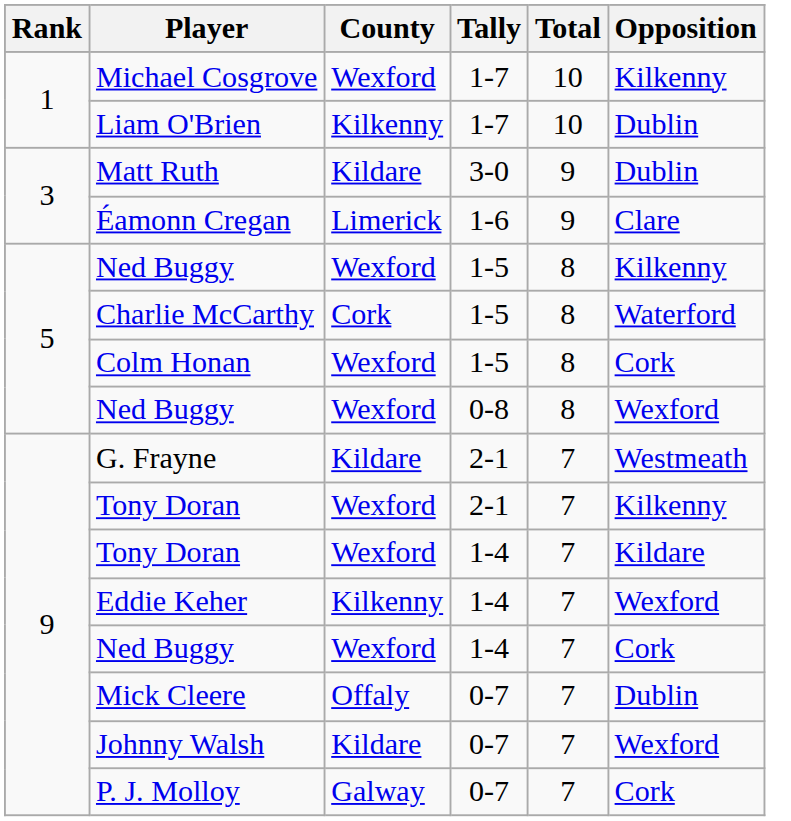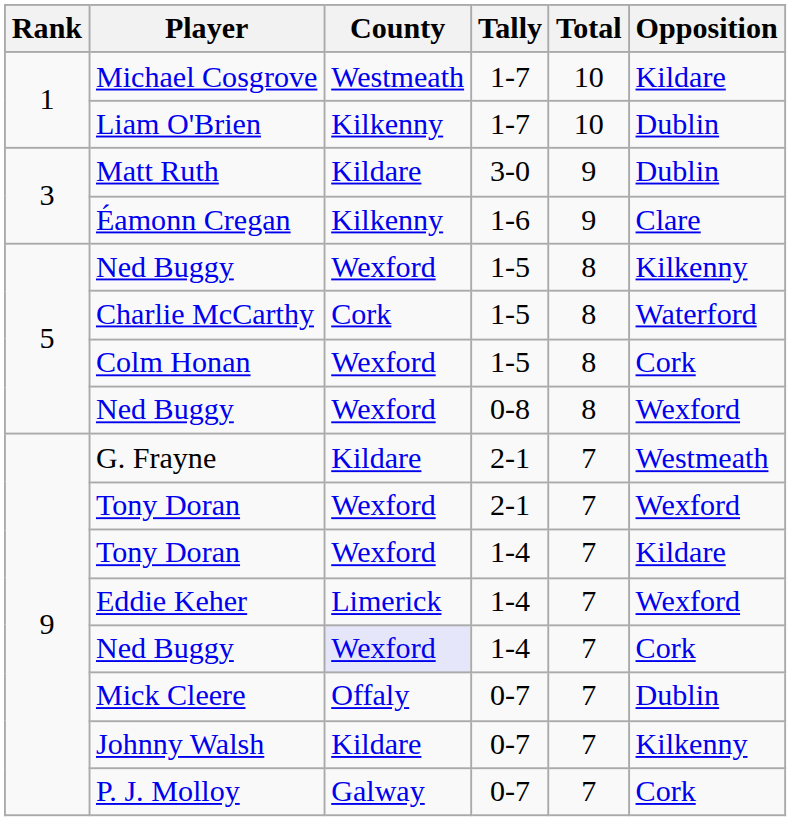(383, 76) Wexford -> (398, 76) Westmeath
(671, 76) Kilkenny -> (681, 76) Kildare
(386, 219) Limerick -> (387, 219) Kilkenny
(671, 505) Kilkenny -> (688, 505) Wexford
(387, 600) Kilkenny -> (386, 600) Limerick
(383, 648) no background -> (383, 648) lavender background
(667, 743) Wexford -> (692, 743) Kilkenny
